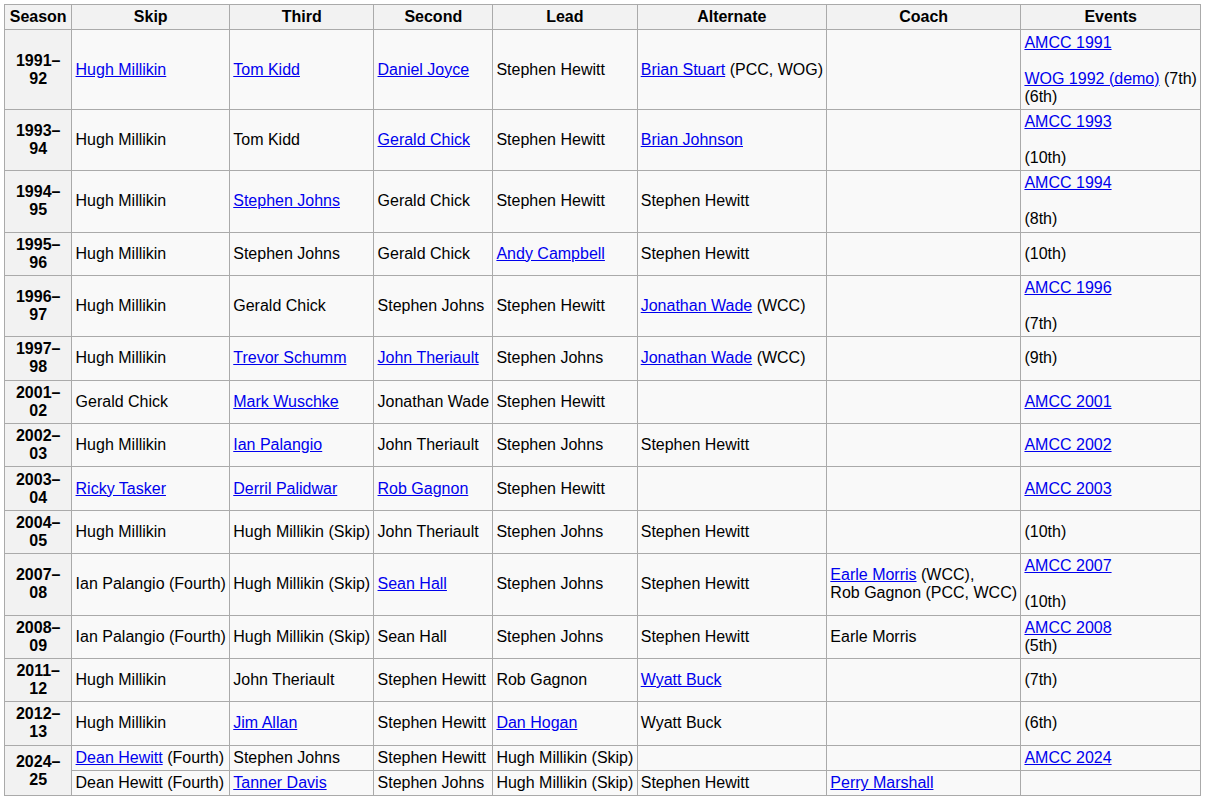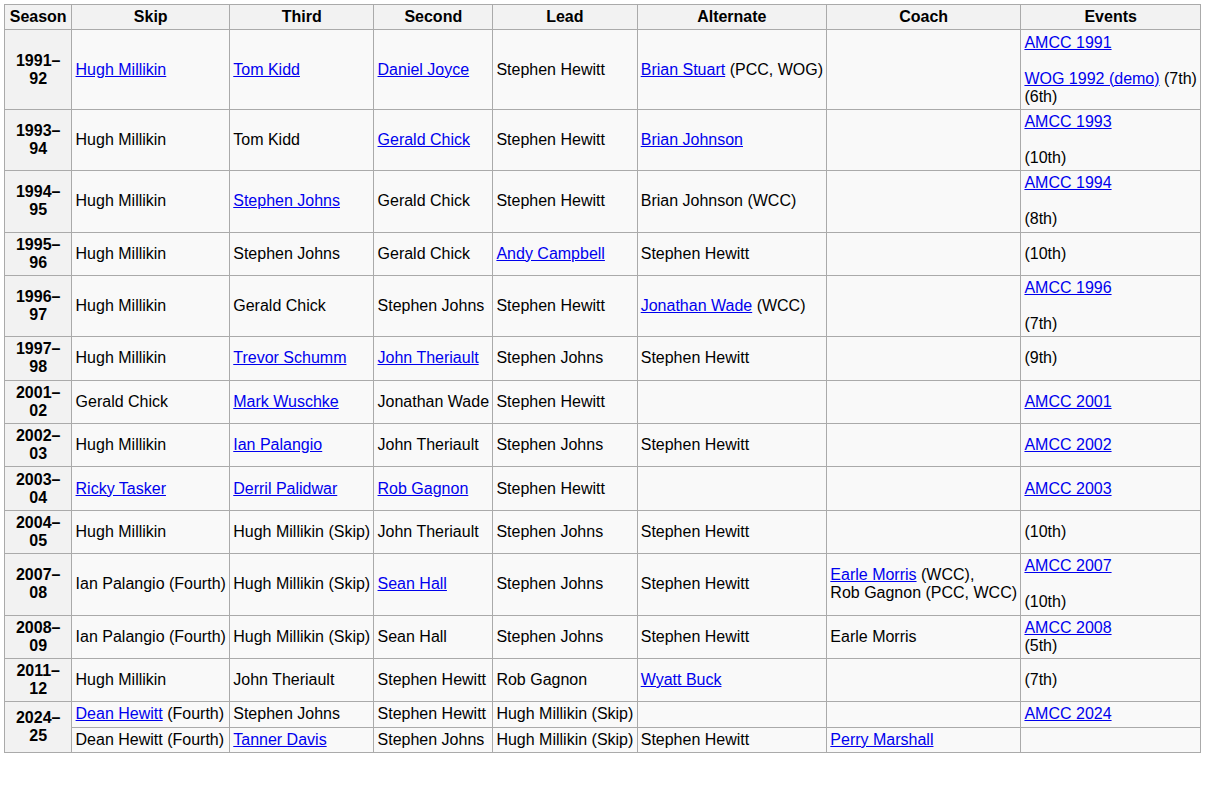(695, 201) Stephen Hewitt -> (719, 201) Brian Johnson (WCC)
(723, 358) Jonathan Wade (WCC) -> (695, 358) Stephen Hewitt
- row: (38, 723)
